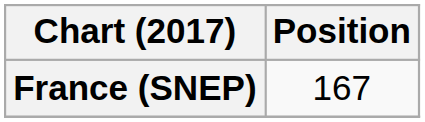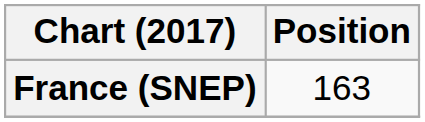(342, 87) 167 -> (342, 87) 163
